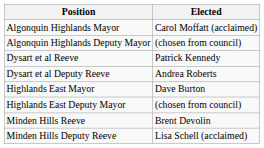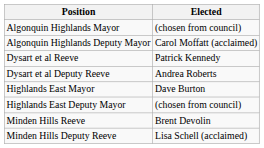(206, 27) Carol Moffatt (acclaimed) -> (198, 27) (chosen from council)
(198, 43) (chosen from council) -> (206, 43) Carol Moffatt (acclaimed)
